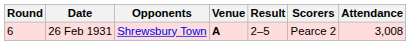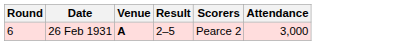- column: (162, 13)
(389, 31) 3,008 -> (294, 31) 3,000
